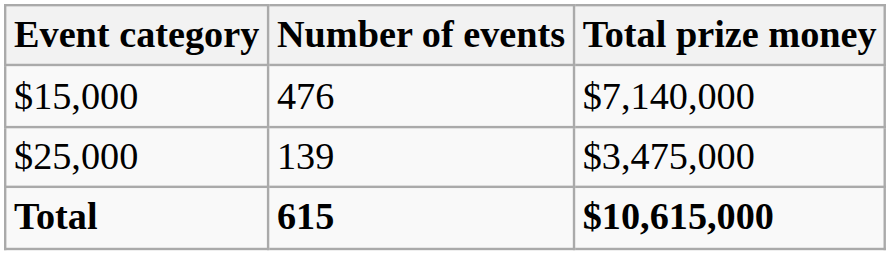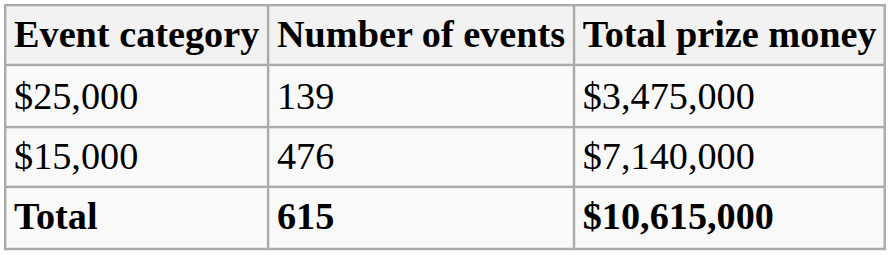rows swapped: (76, 156) <-> (76, 95)
